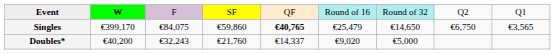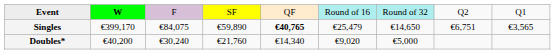(232, 27) €59,860 -> (232, 27) €59,890
(463, 27) €6,750 -> (463, 27) €6,751
(174, 42) €32,243 -> (174, 42) €30,240
(290, 42) €14,337 -> (290, 42) €14,340
